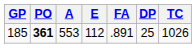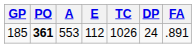columns swapped: (175, 14) <-> (122, 14)
(148, 33) 25 -> (151, 33) 24
